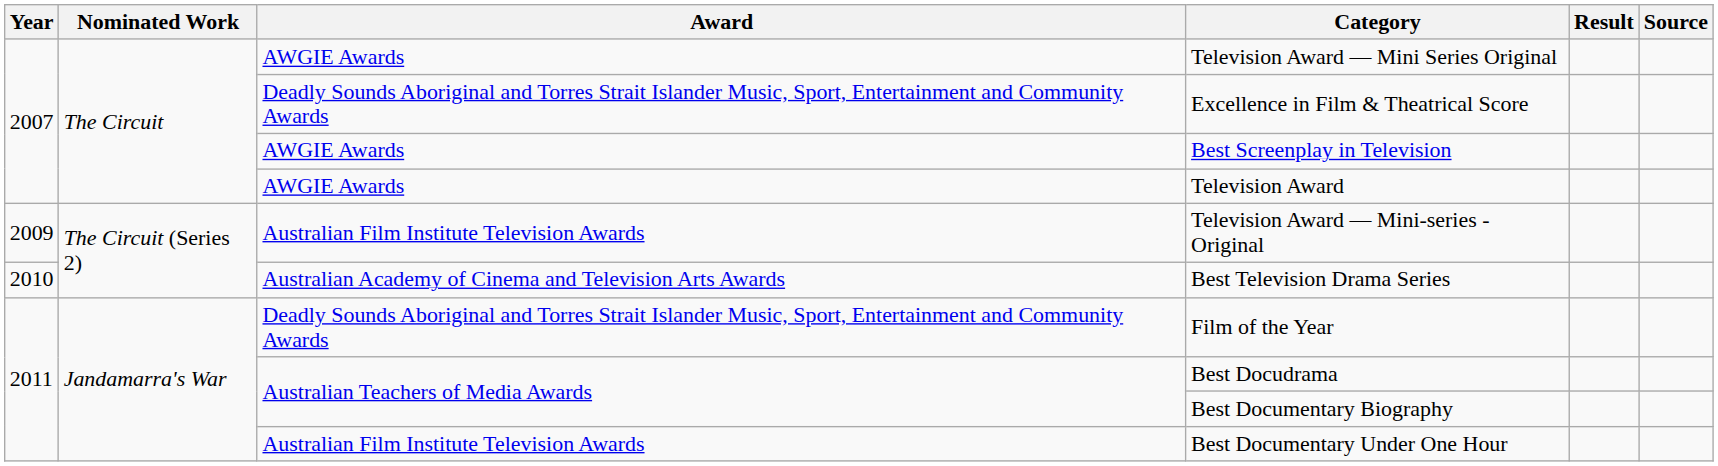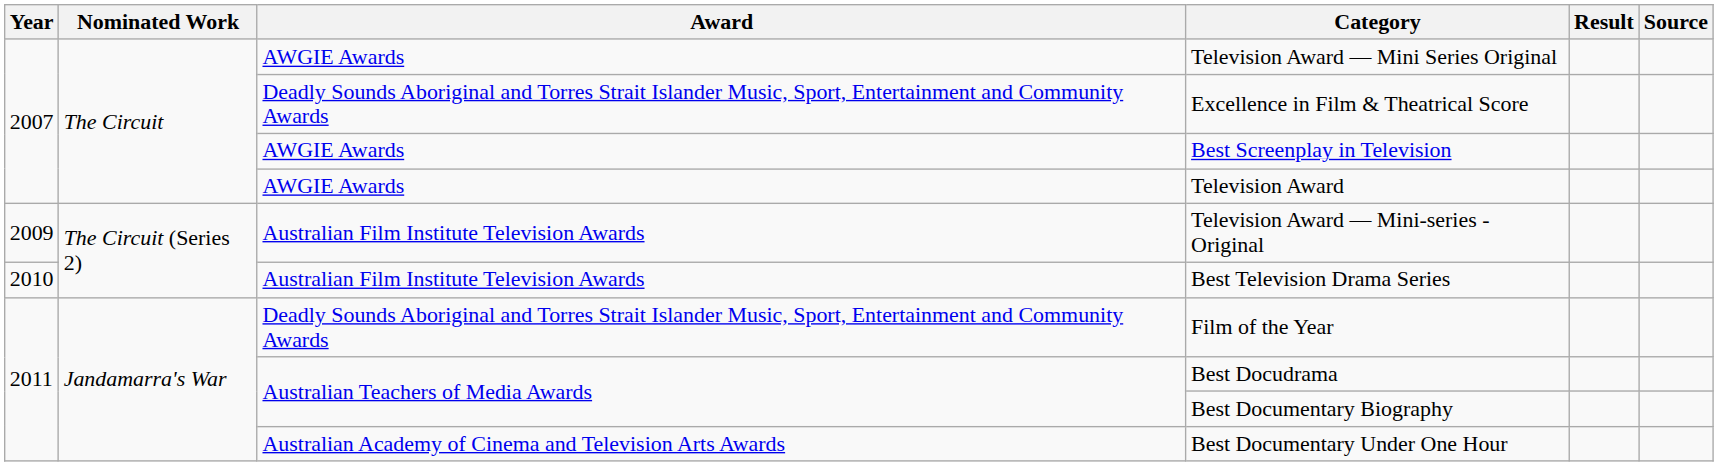(524, 279) Australian Academy of Cinema and Television Arts Awards -> (454, 279) Australian Film Institute Television Awards
(454, 443) Australian Film Institute Television Awards -> (524, 443) Australian Academy of Cinema and Television Arts Awards
